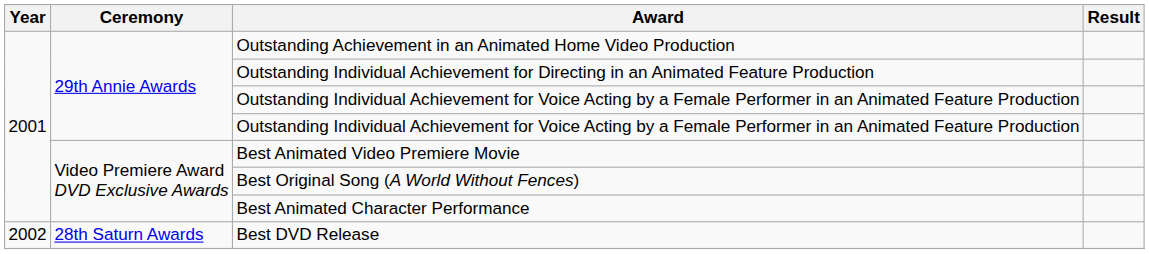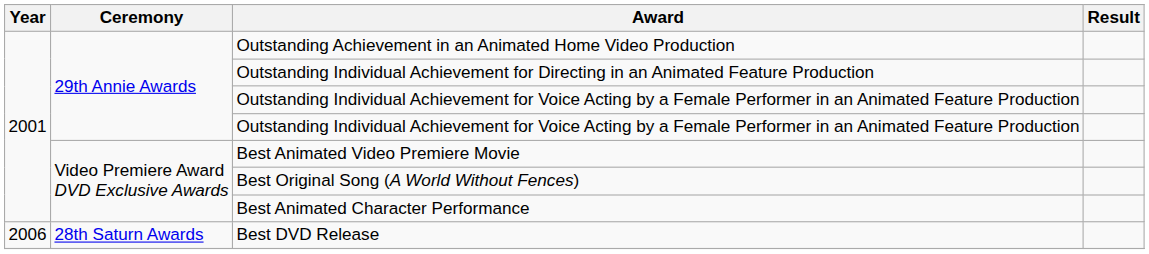(28, 235) 2002 -> (28, 235) 2006
